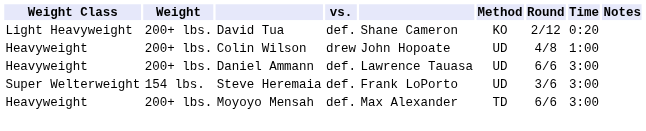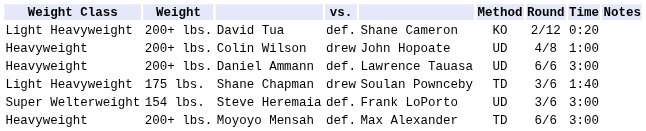+ row: (265, 84)
